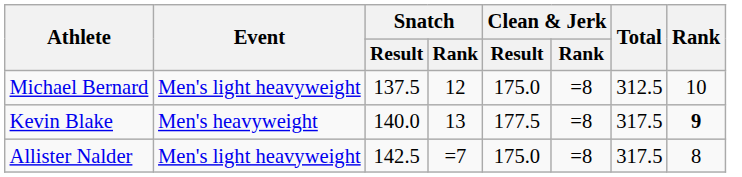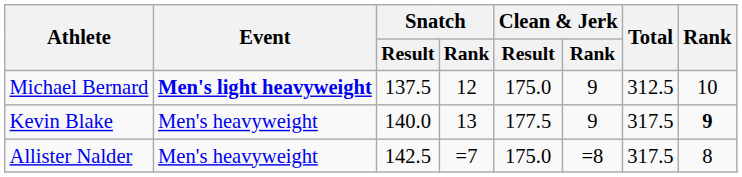(259, 87) normal -> (265, 87) bold
(581, 87) =8 -> (592, 87) 9
(581, 121) =8 -> (592, 121) 9
(259, 155) Men's light heavyweight -> (238, 155) Men's heavyweight
